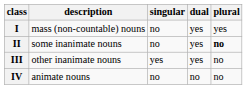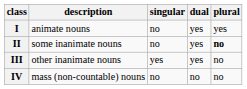(88, 28) mass (non-countable) nouns -> (61, 28) animate nouns
(61, 76) animate nouns -> (88, 76) mass (non-countable) nouns
